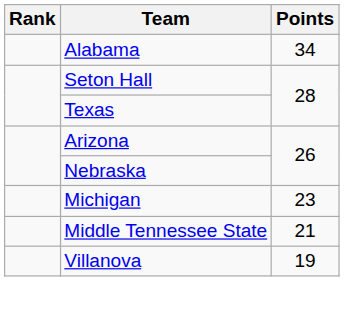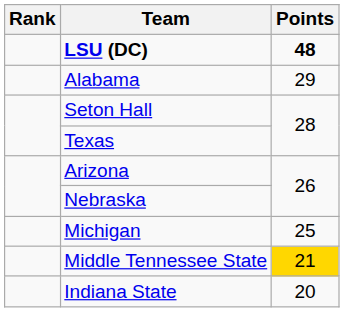+ row: (106, 49)
(305, 49) 34 -> (305, 79) 29
(305, 200) 23 -> (305, 230) 25
(305, 230) no background -> (305, 261) gold background
+ row: (120, 291)
- row: (103, 261)
